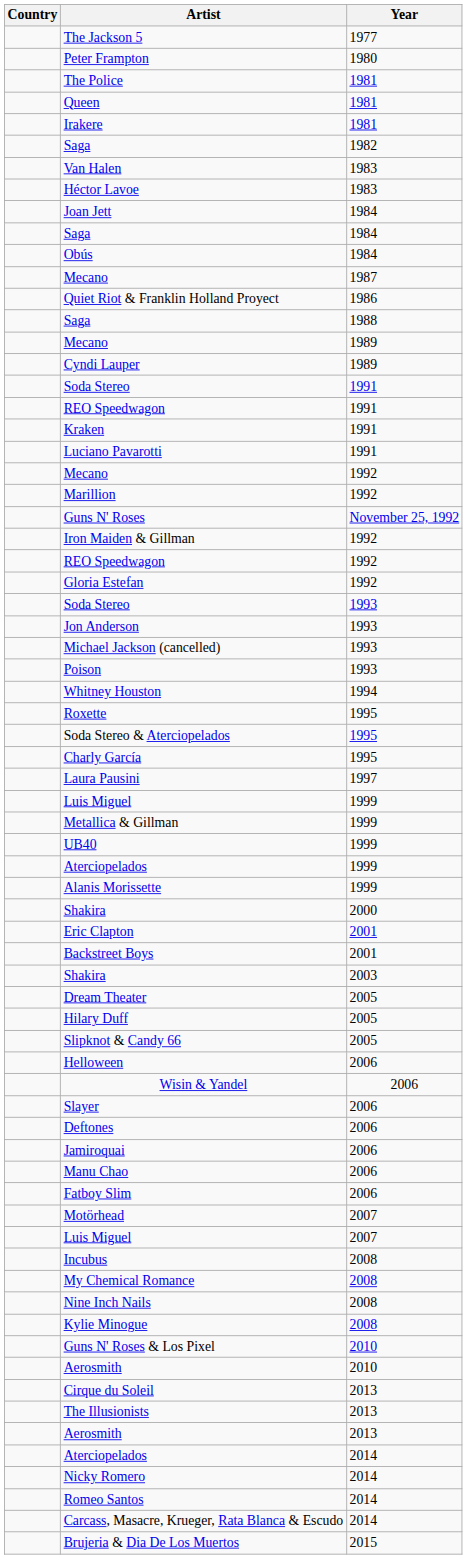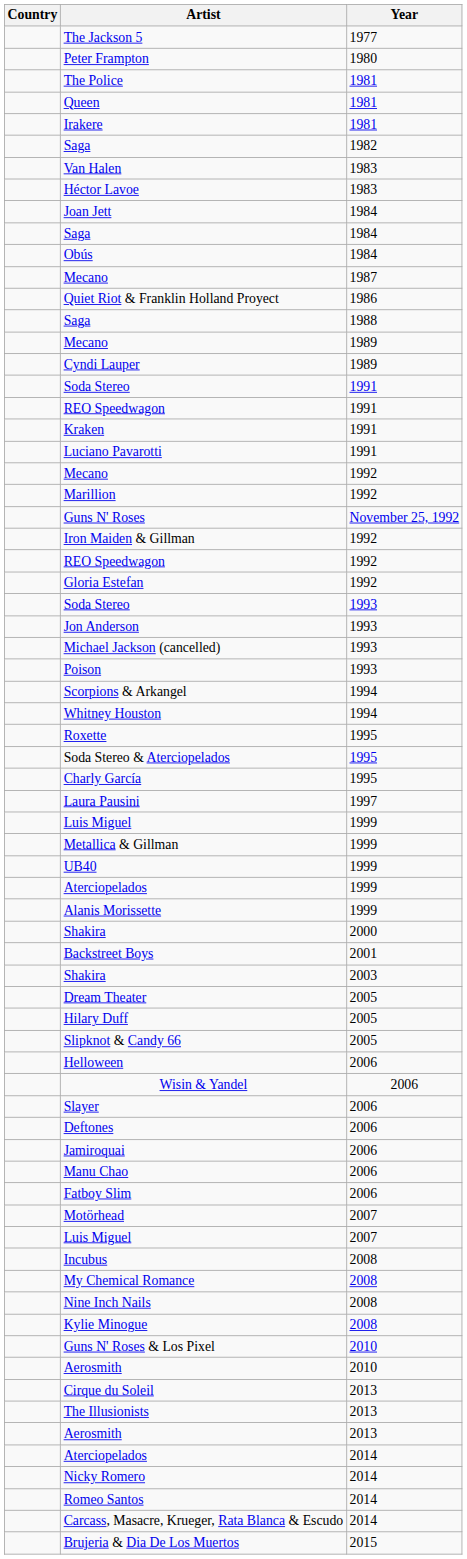+ row: (125, 691)
- row: (99, 931)
